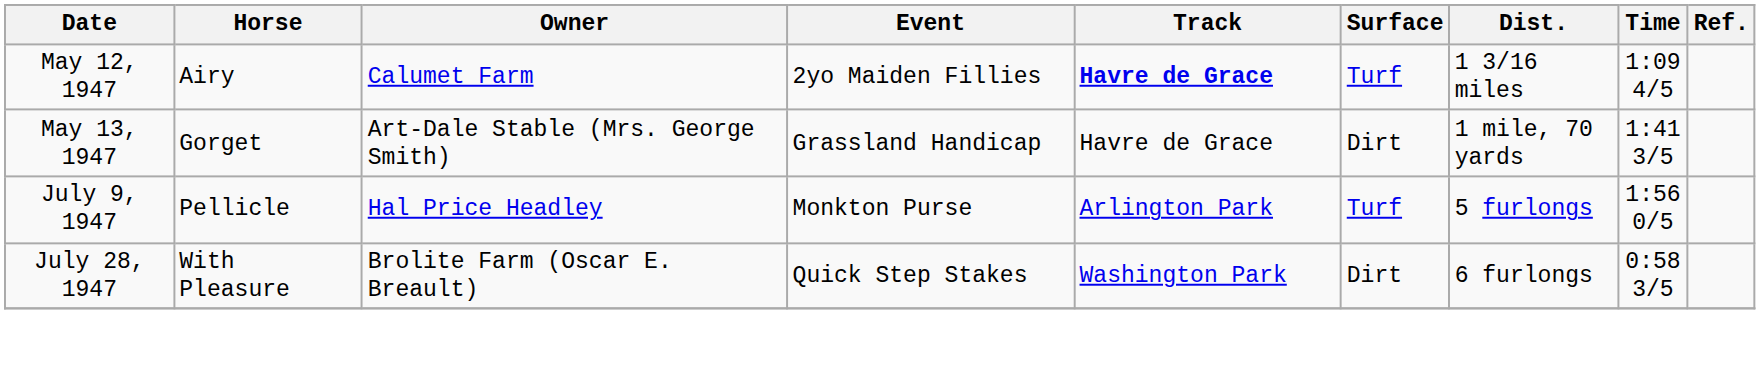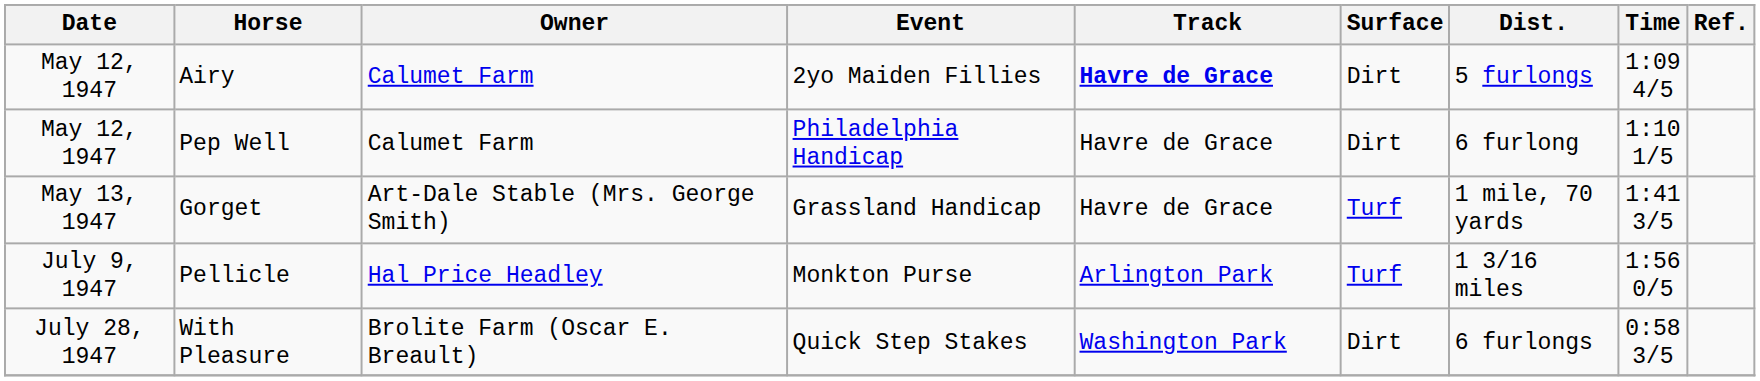(1374, 77) Turf -> (1374, 77) Dirt
(1496, 77) 1 3/16 miles -> (1524, 77) 5 furlongs
+ row: (235, 143)
(1374, 143) Dirt -> (1374, 209) Turf
(1524, 209) 5 furlongs -> (1496, 275) 1 3/16 miles
